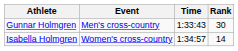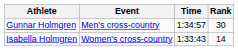(191, 26) 1:33:43 -> (191, 26) 1:34:57
(191, 39) 1:34:57 -> (191, 39) 1:33:43
